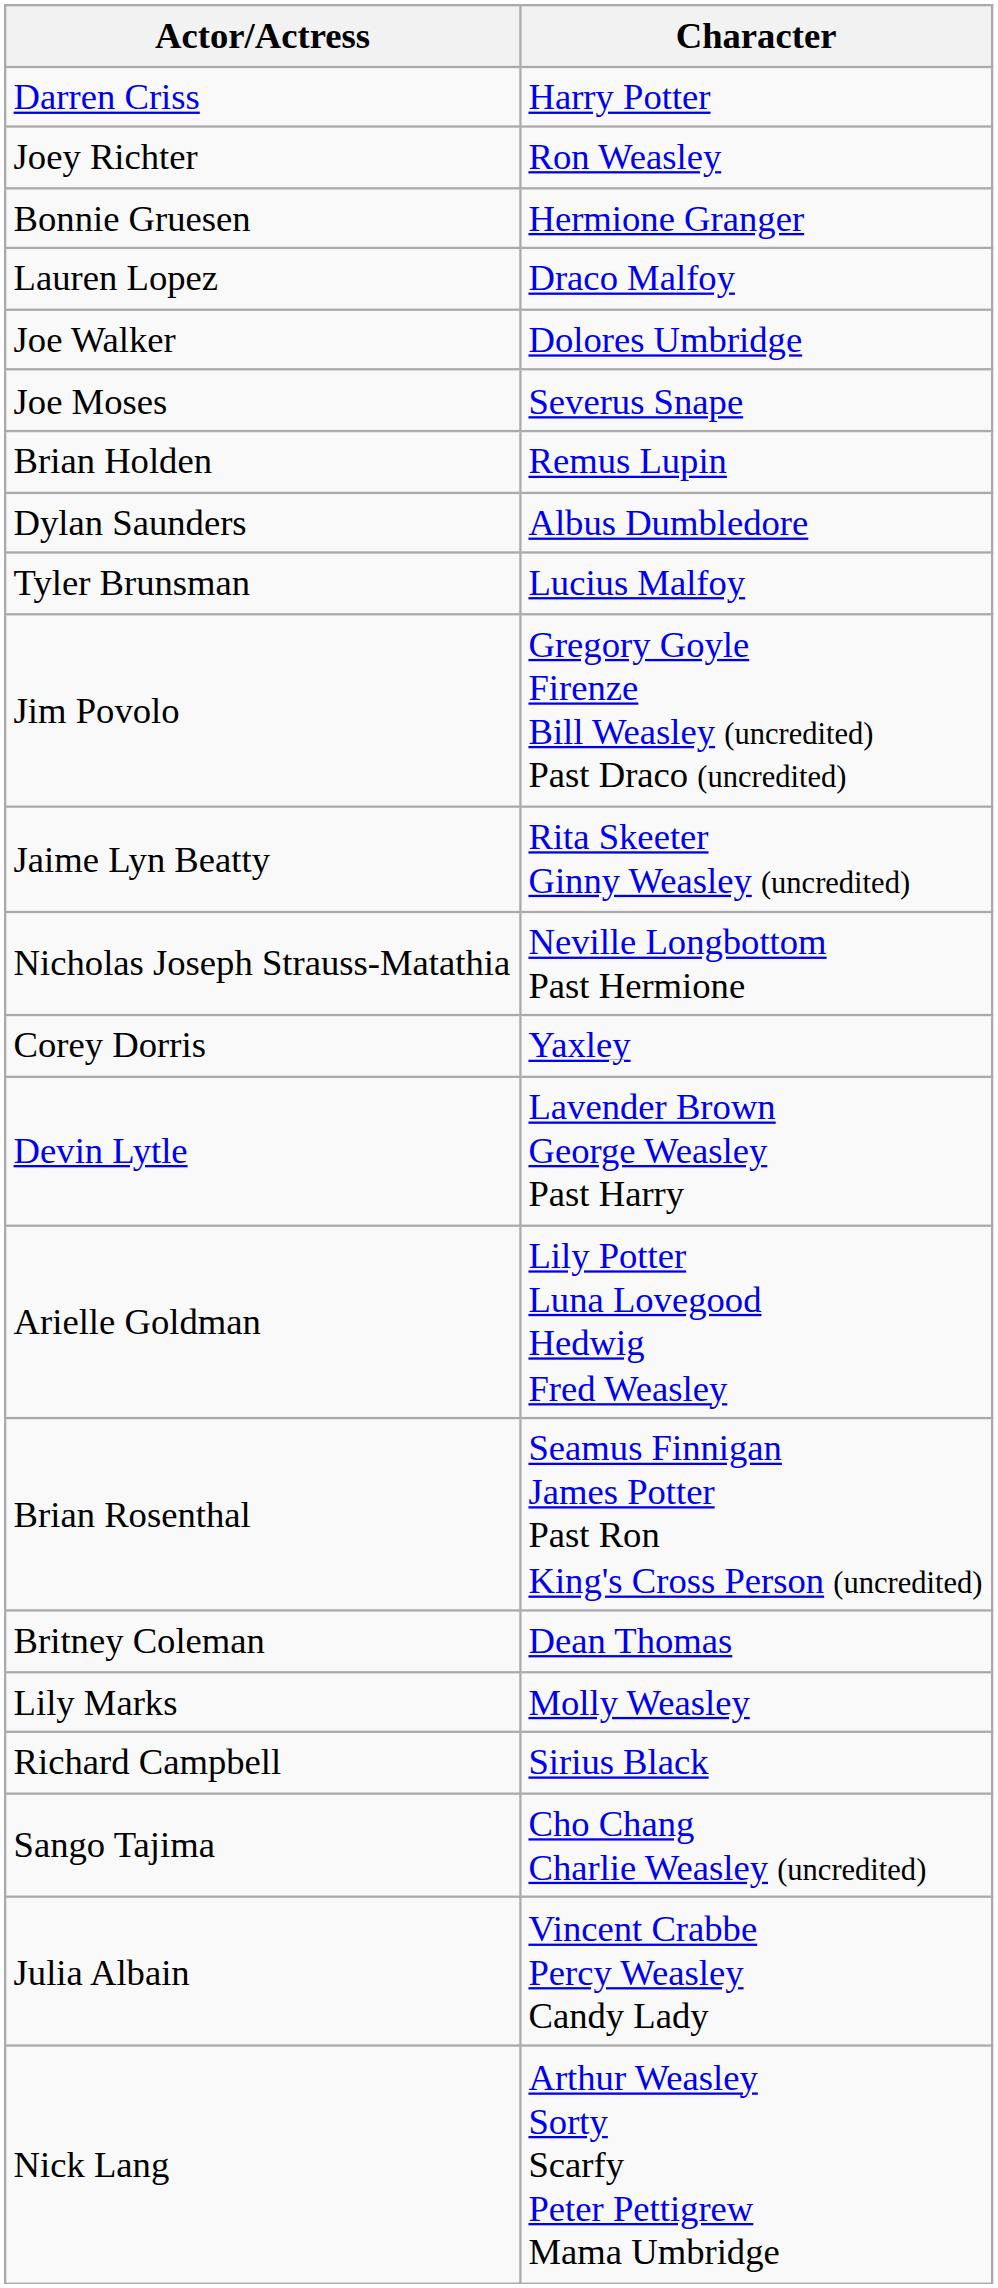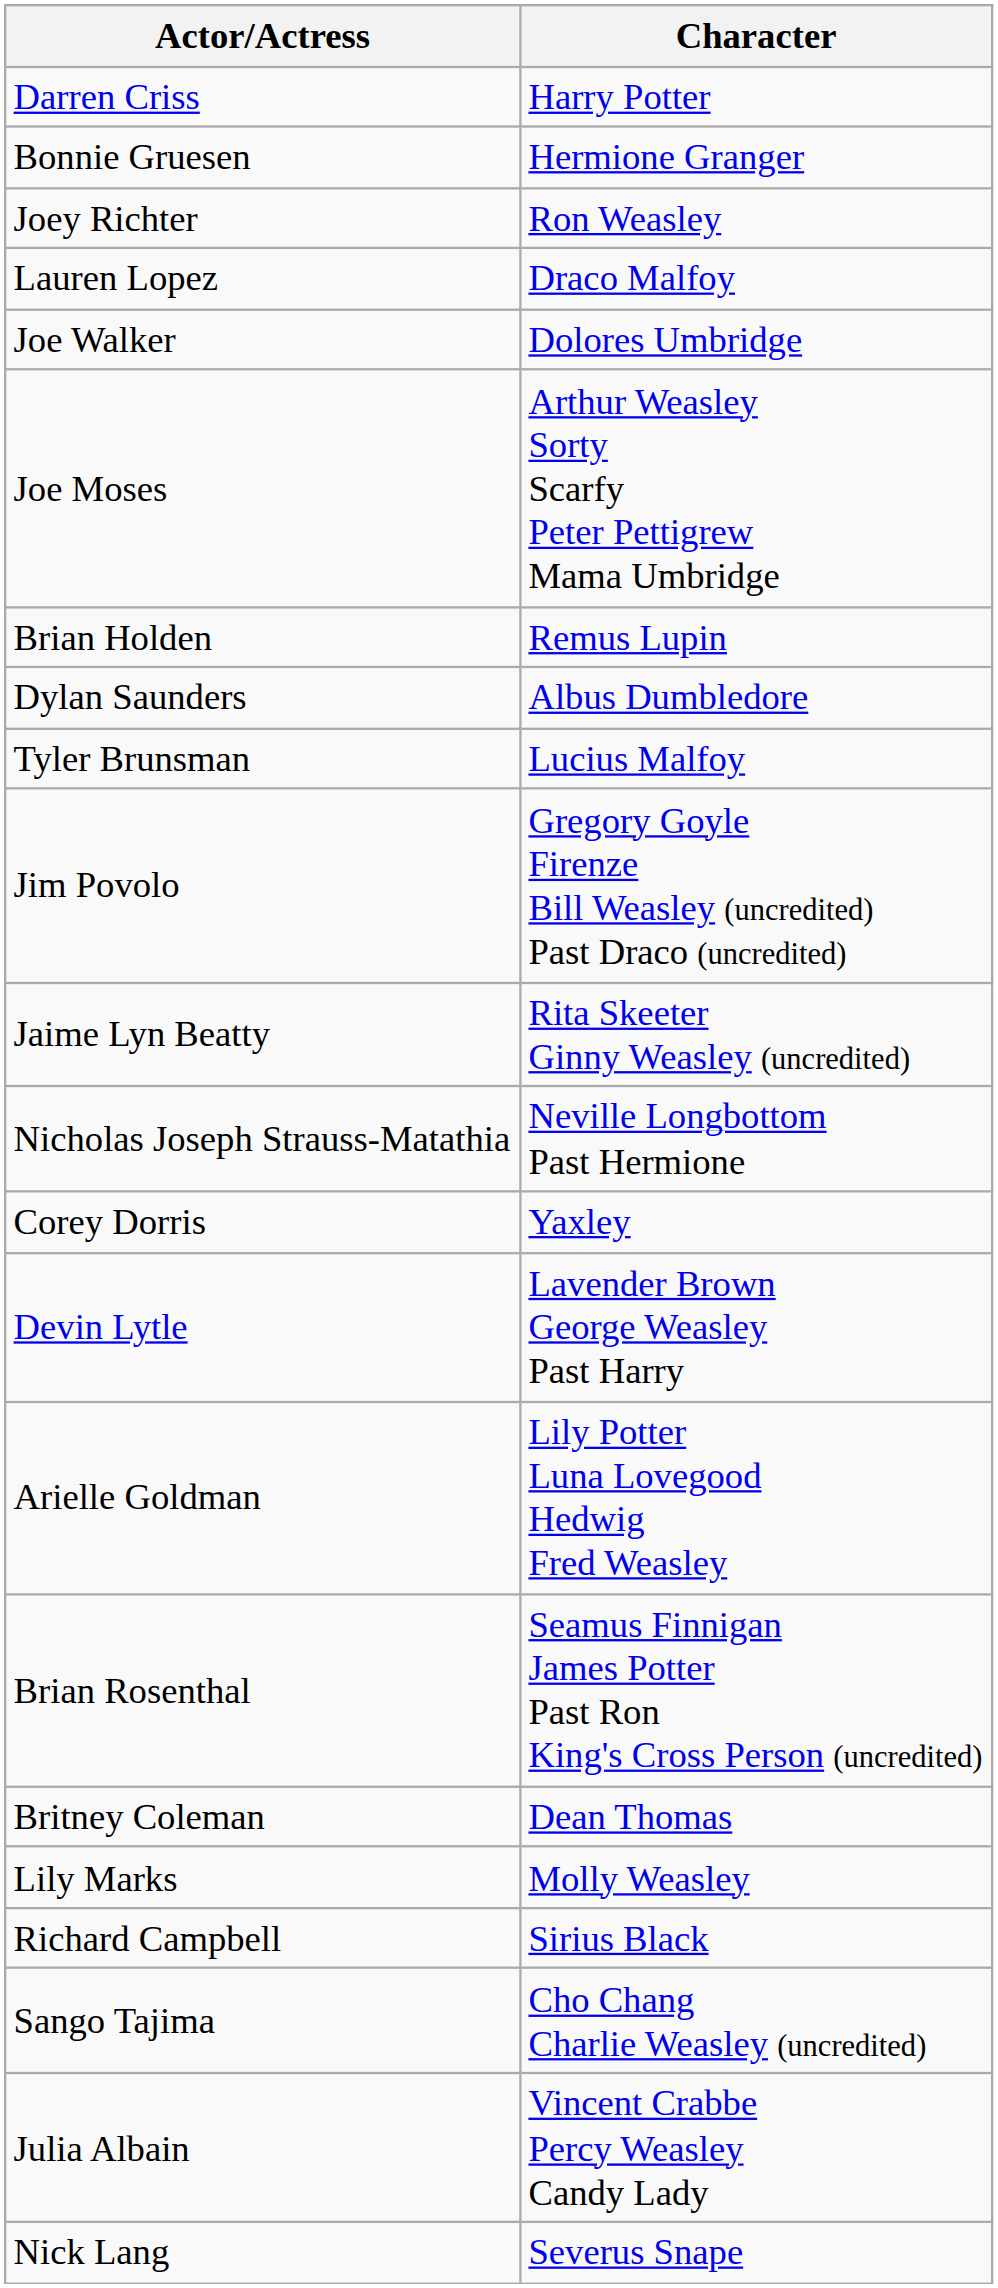rows swapped: (106, 157) <-> (132, 218)
(636, 400) Severus Snape -> (654, 488) Arthur Weasley Sorty Scarfy Peter Pettigrew Mama Umbridge
(654, 2164) Arthur Weasley Sorty Scarfy Peter Pettigrew Mama Umbridge -> (636, 2252) Severus Snape
